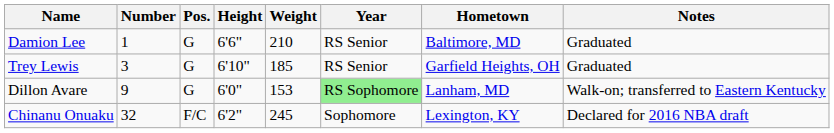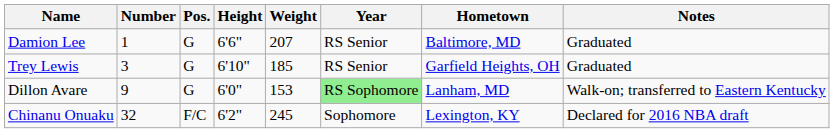(281, 41) 210 -> (281, 41) 207
